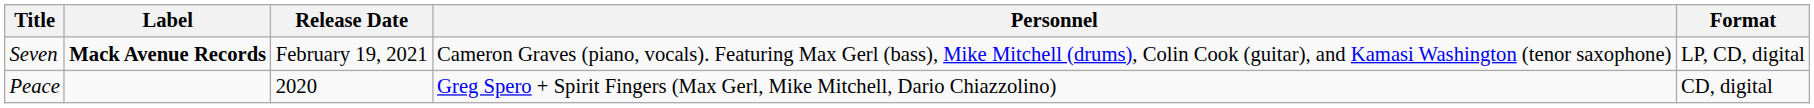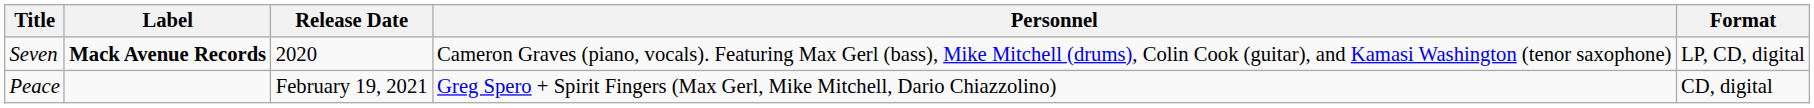(352, 53) February 19, 2021 -> (296, 53) 2020
(296, 86) 2020 -> (352, 86) February 19, 2021
